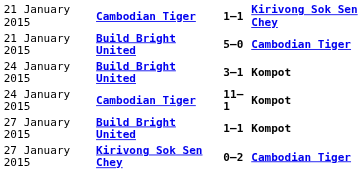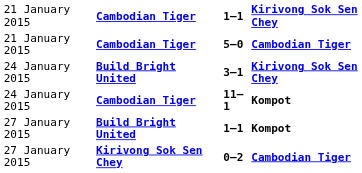(136, 44) Build Bright United -> (146, 44) Cambodian Tiger
(271, 72) Kompot -> (304, 72) Kirivong Sok Sen Chey
